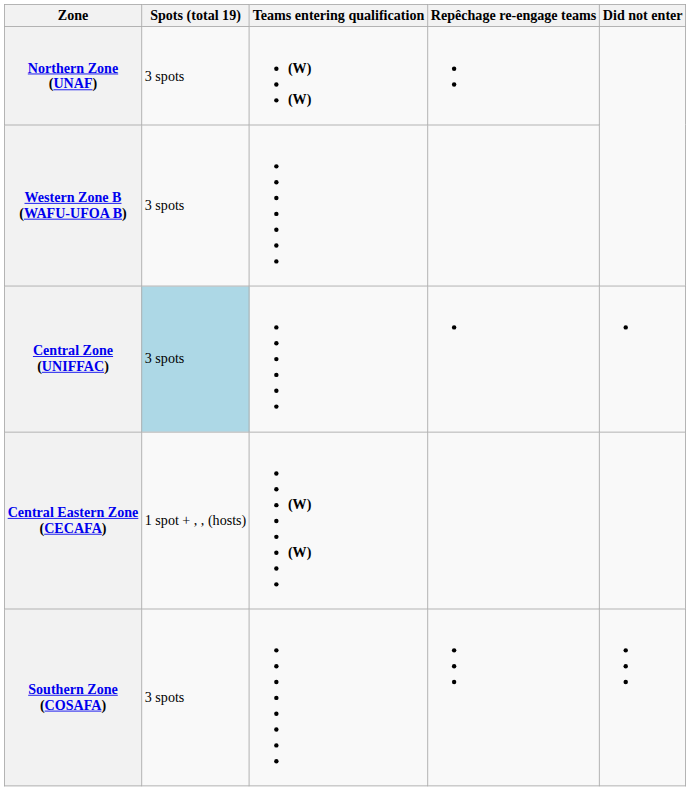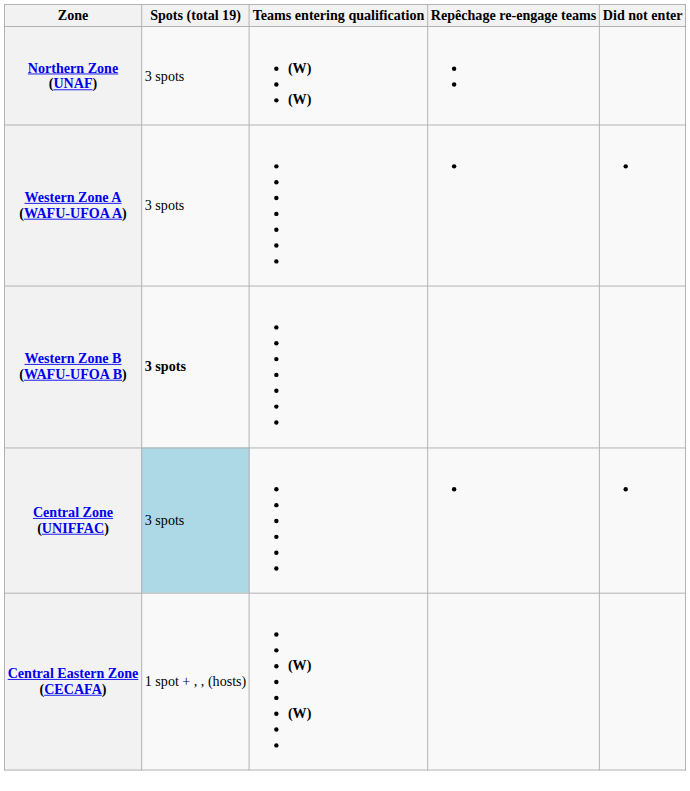+ row: (73, 205)
(165, 205) normal -> (165, 366) bold
- row: (73, 697)
